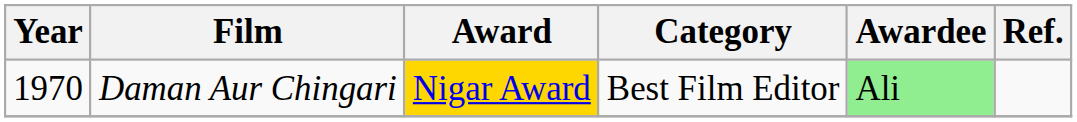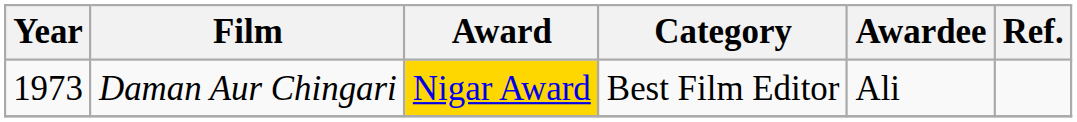(48, 87) 1970 -> (48, 87) 1973
(878, 87) lightgreen background -> (878, 87) no background
